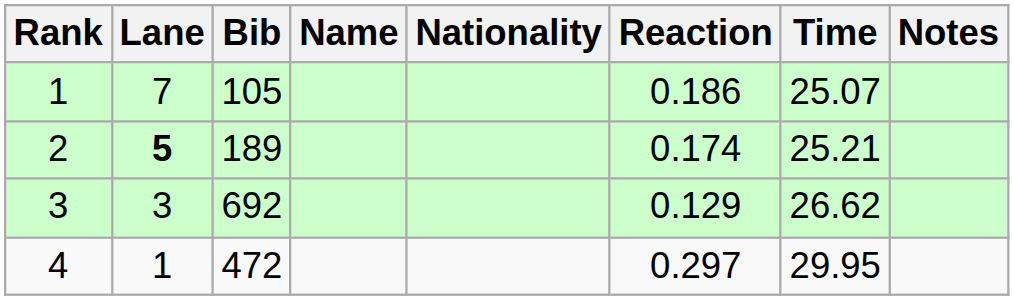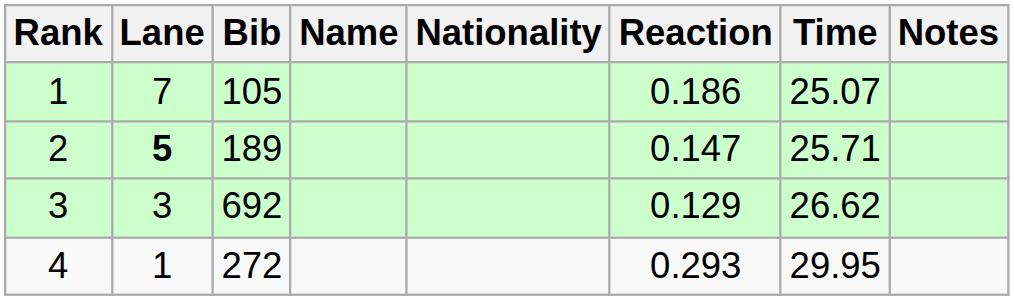(696, 149) 0.174 -> (696, 149) 0.147
(835, 149) 25.21 -> (835, 149) 25.71
(252, 264) 472 -> (252, 264) 272
(696, 264) 0.297 -> (696, 264) 0.293
